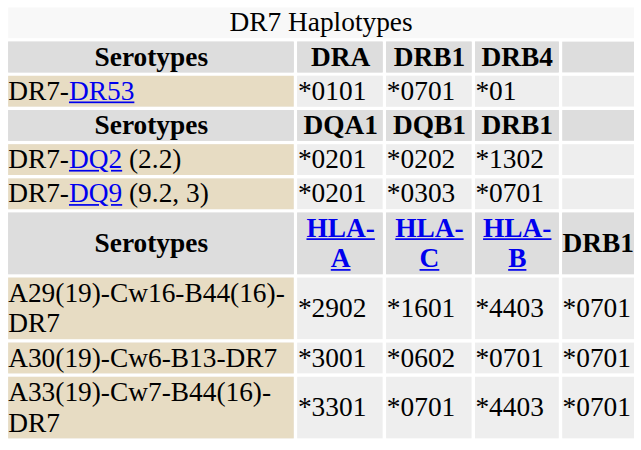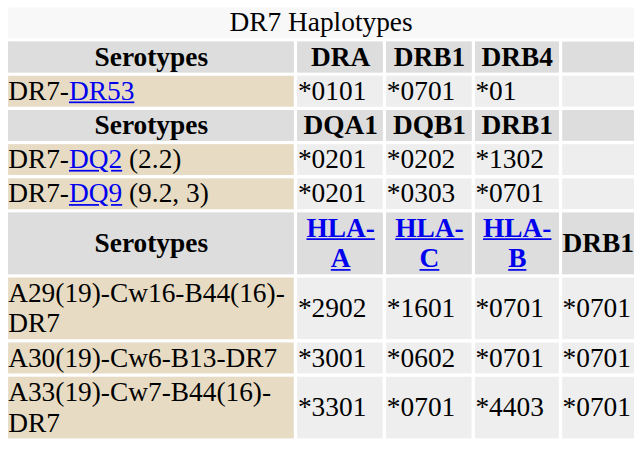(510, 308) *4403 -> (510, 308) *0701
